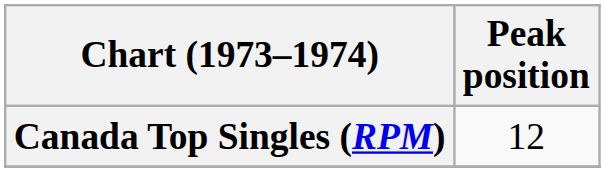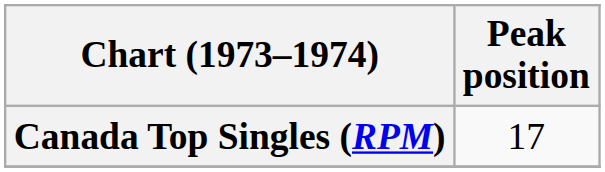(526, 135) 12 -> (526, 135) 17
